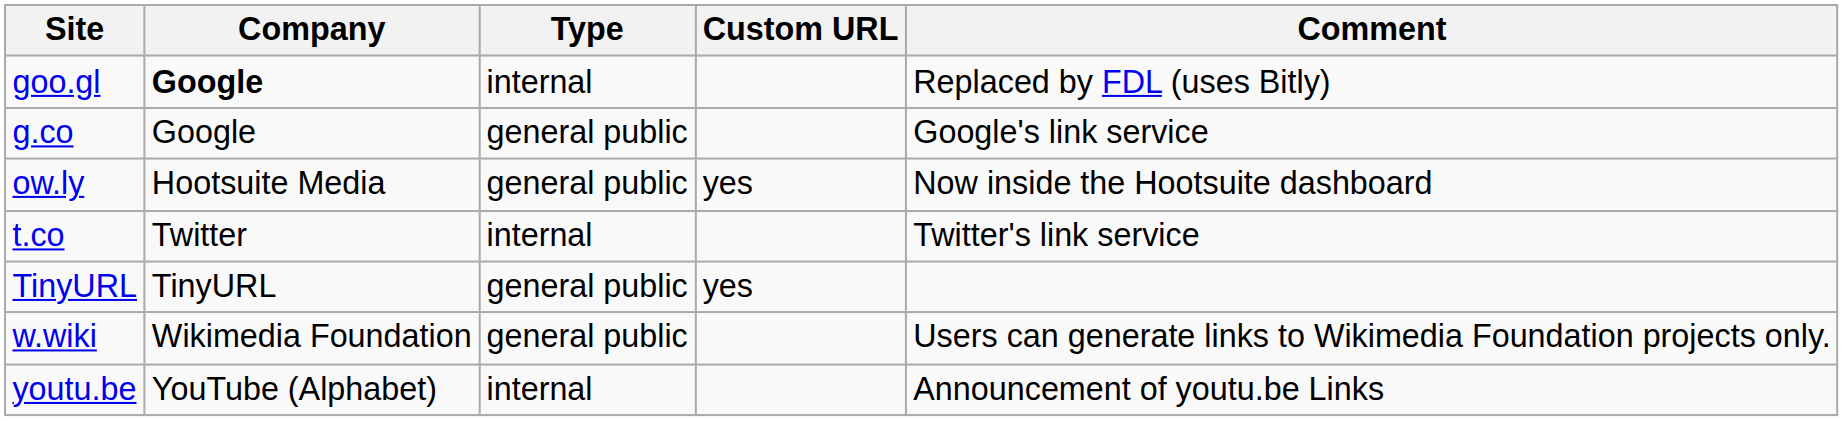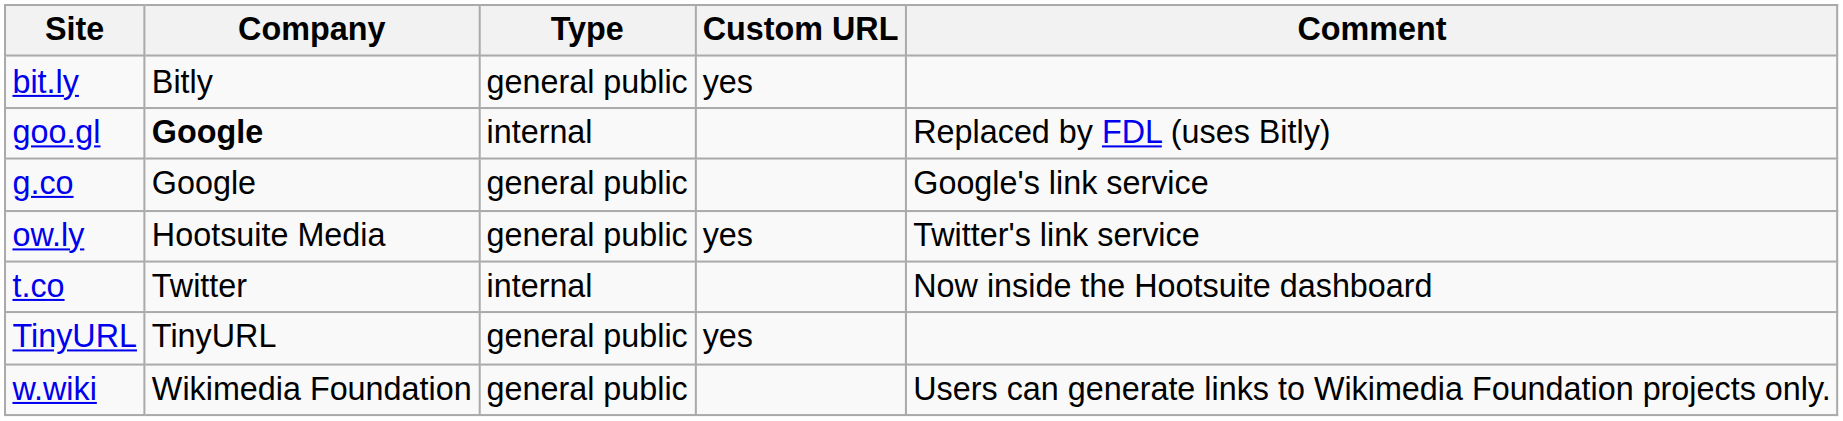+ row: (46, 81)
(1173, 183) Now inside the Hootsuite dashboard -> (1056, 235) Twitter's link service
(1056, 235) Twitter's link service -> (1173, 286) Now inside the Hootsuite dashboard
- row: (74, 388)
